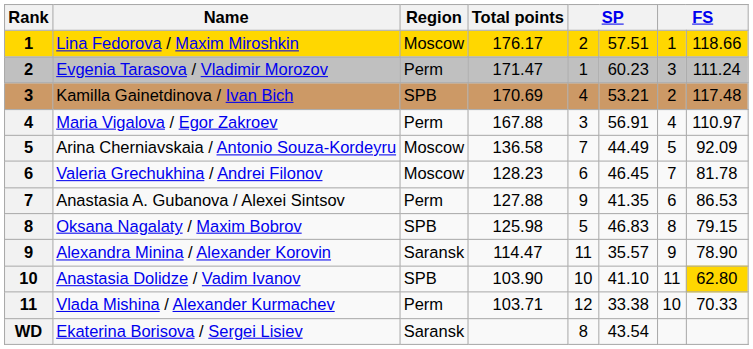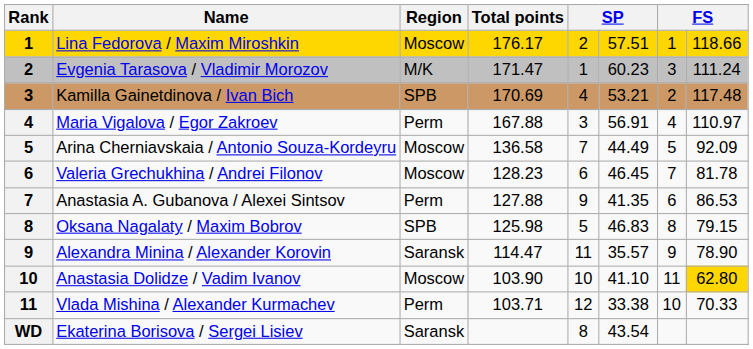(423, 69) Perm -> (418, 69) M/K
(420, 278) SPB -> (434, 278) Moscow
